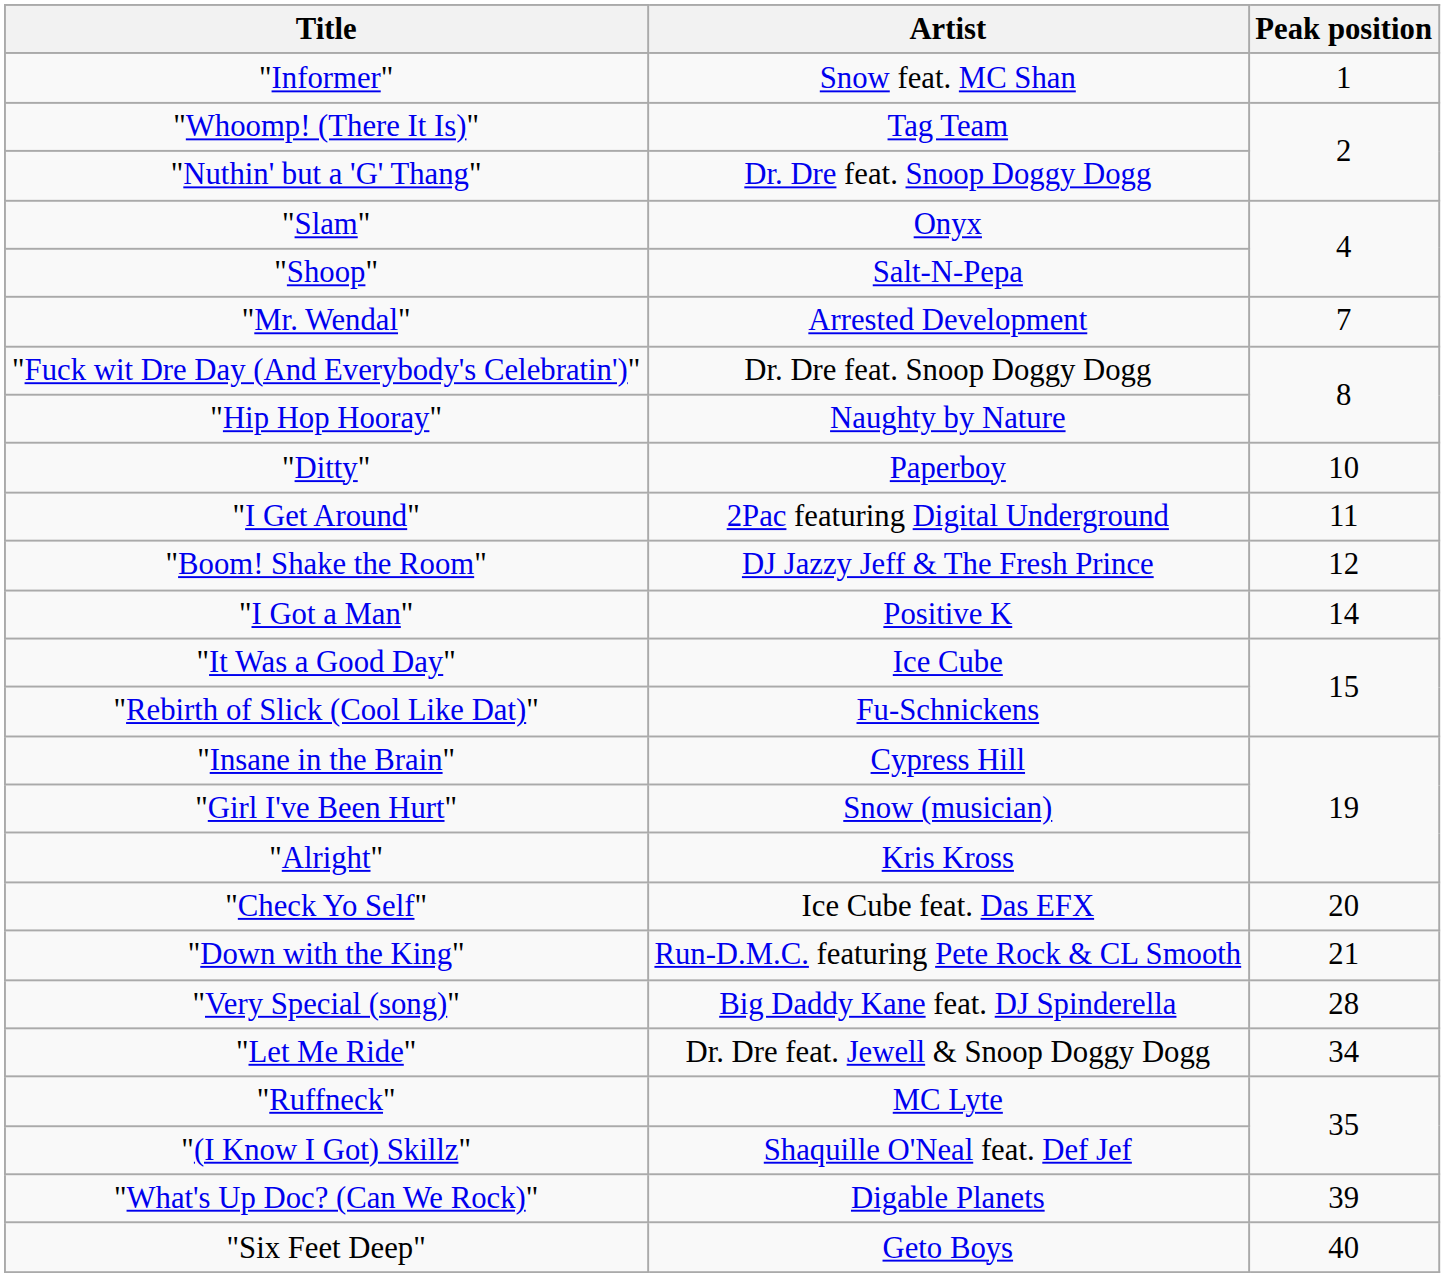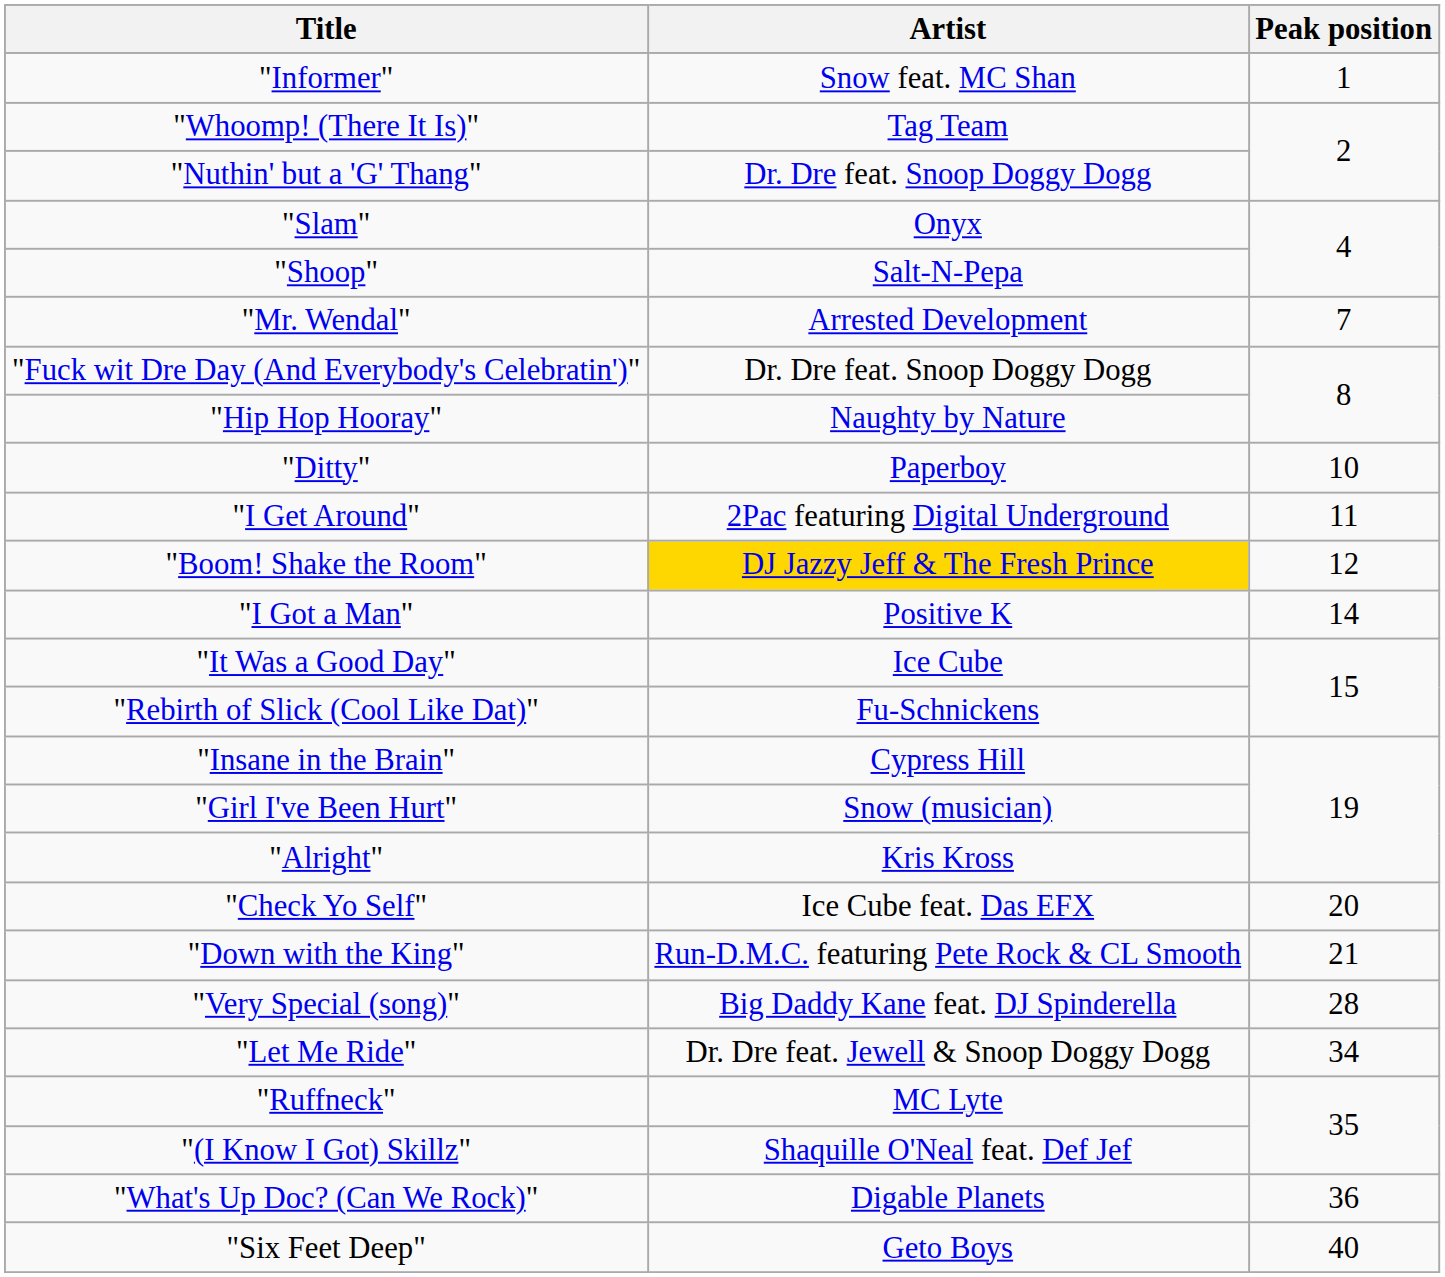(948, 564) no background -> (948, 564) gold background
(1344, 1198) 39 -> (1344, 1198) 36
